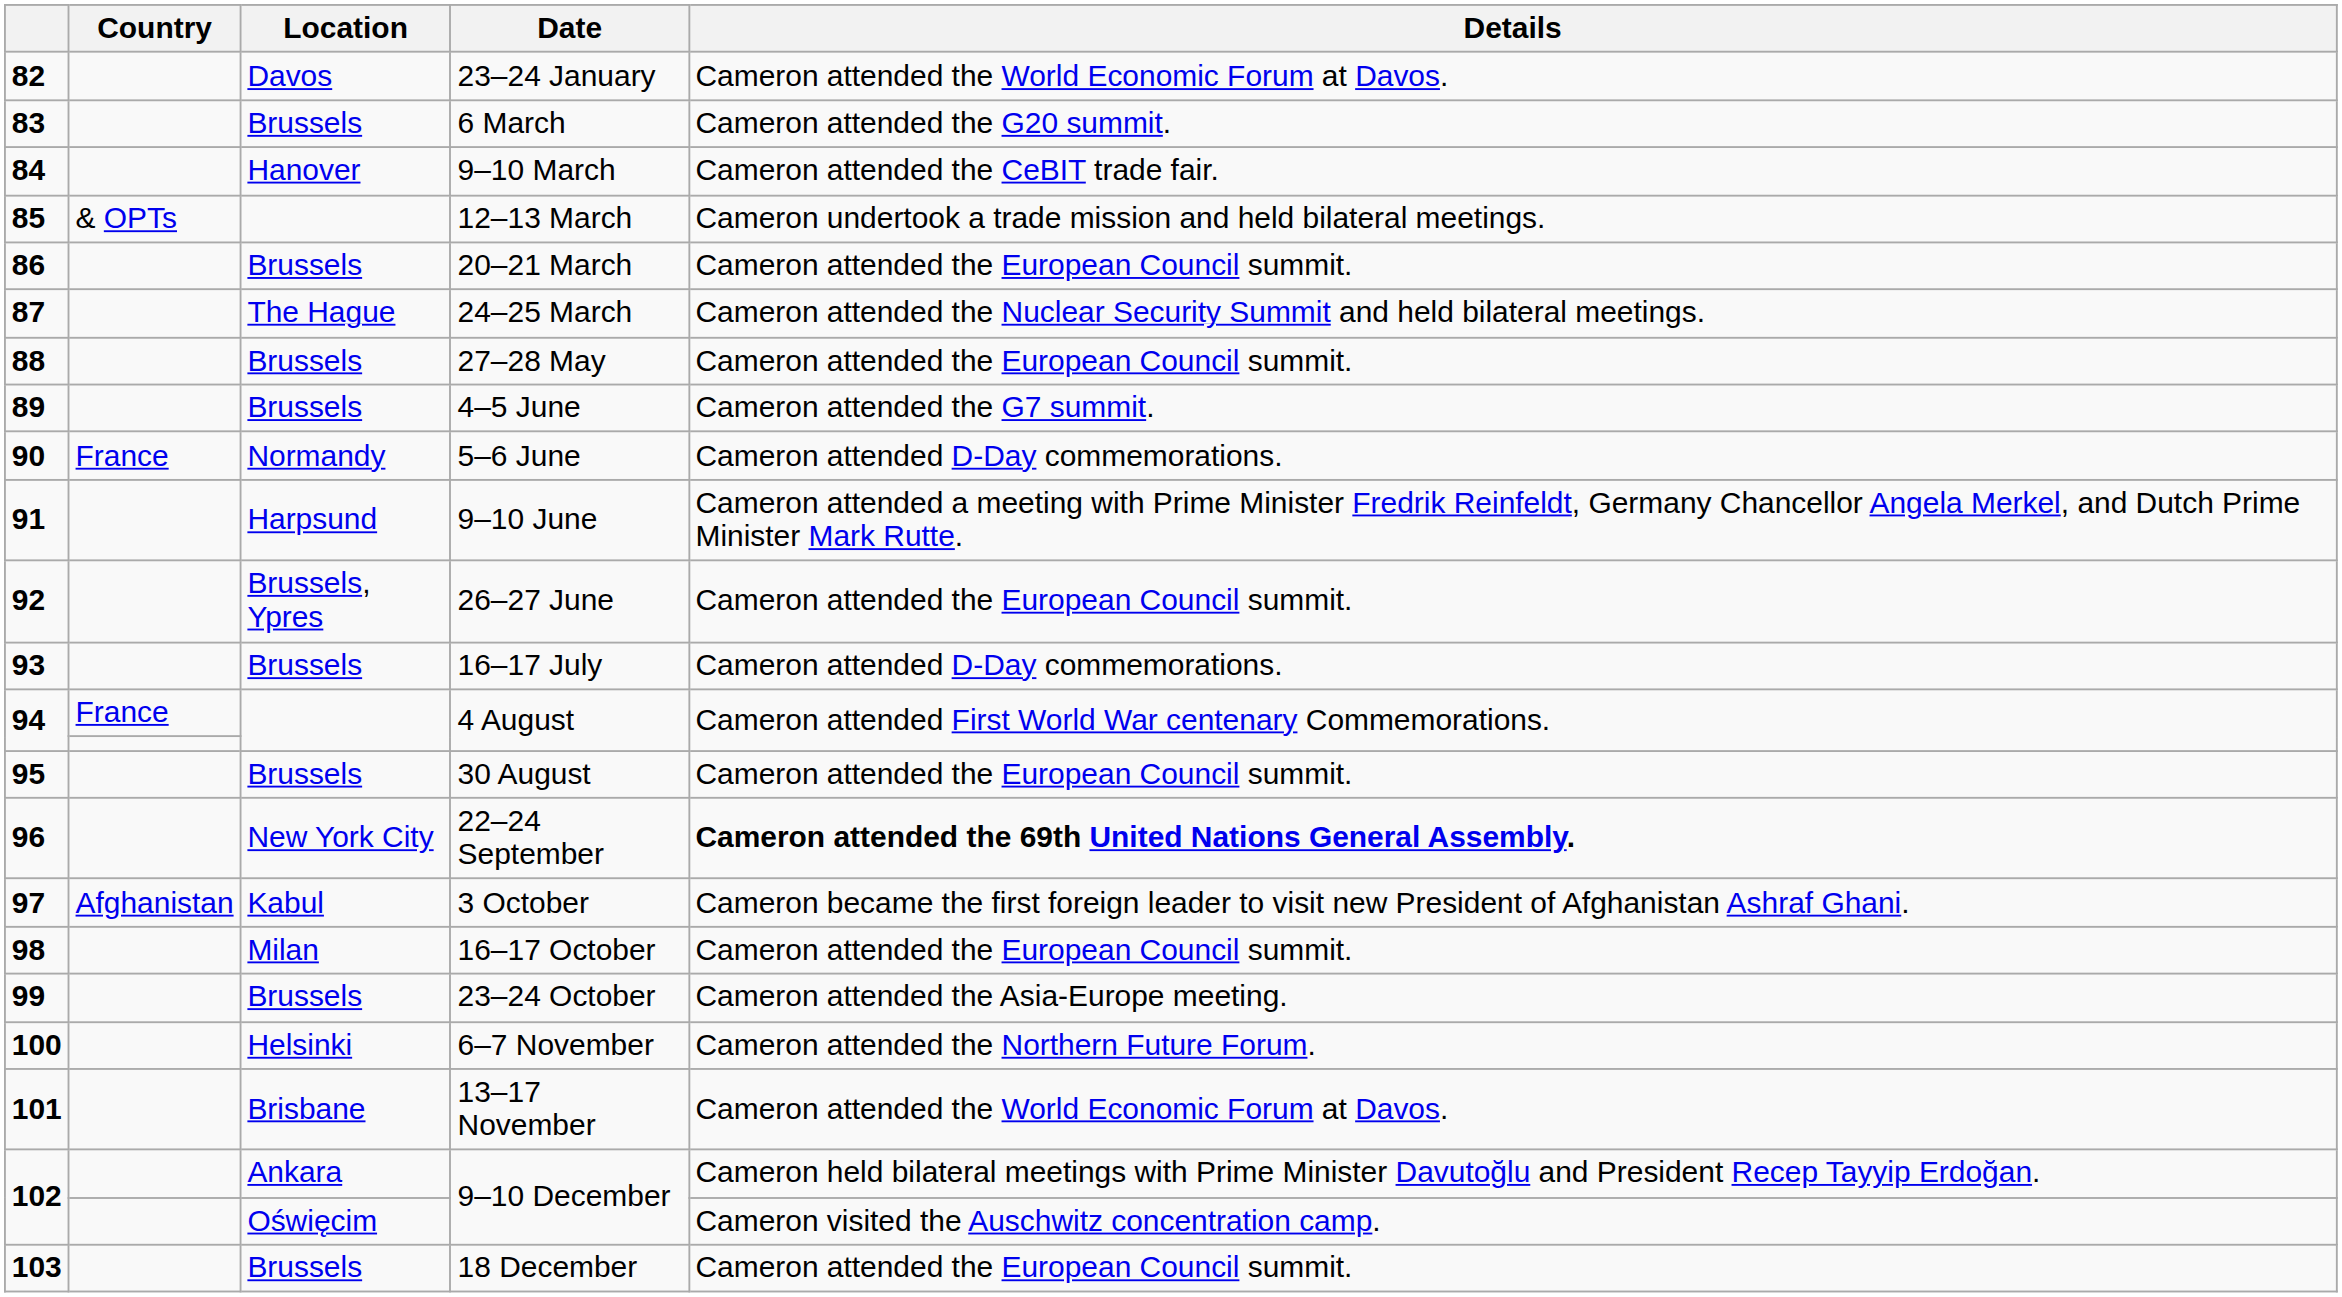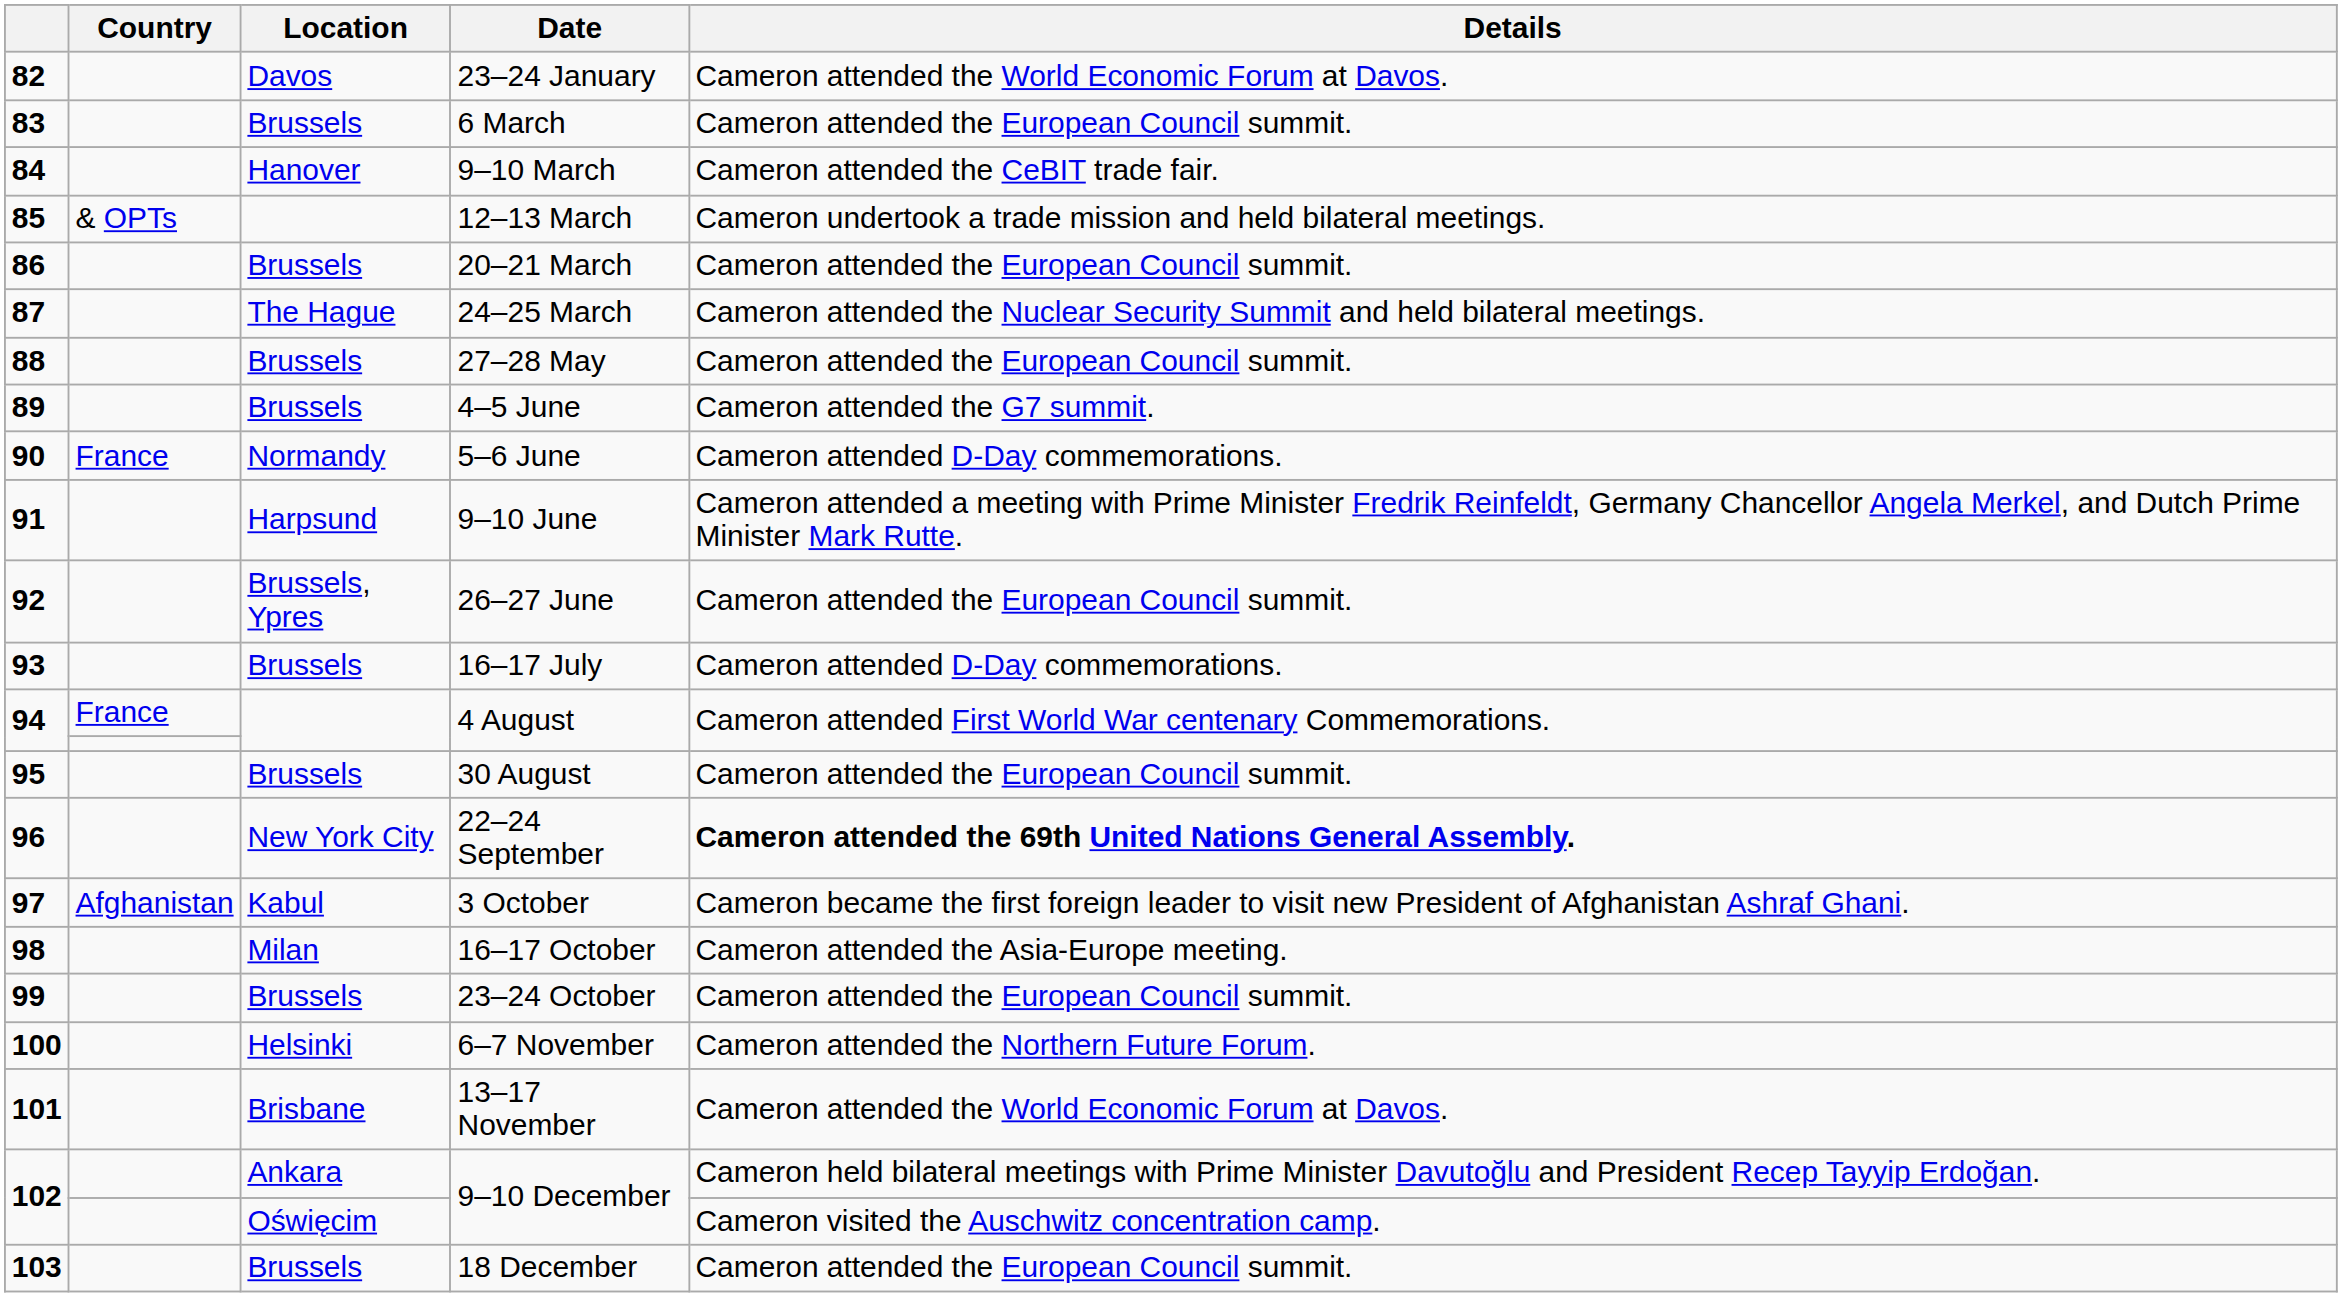(933, 123) Cameron attended the G20 summit. -> (1024, 123) Cameron attended the European Council summit.
(1024, 949) Cameron attended the European Council summit. -> (992, 949) Cameron attended the Asia-Europe meeting.
(992, 997) Cameron attended the Asia-Europe meeting. -> (1024, 997) Cameron attended the European Council summit.
